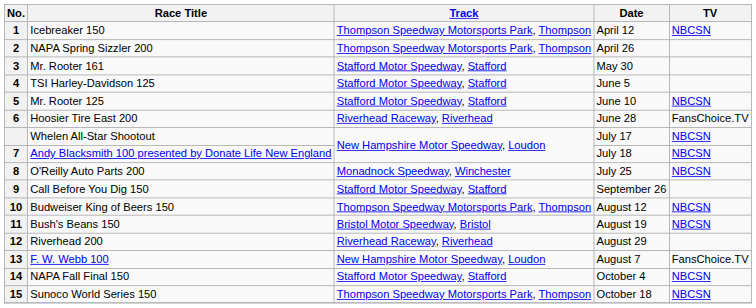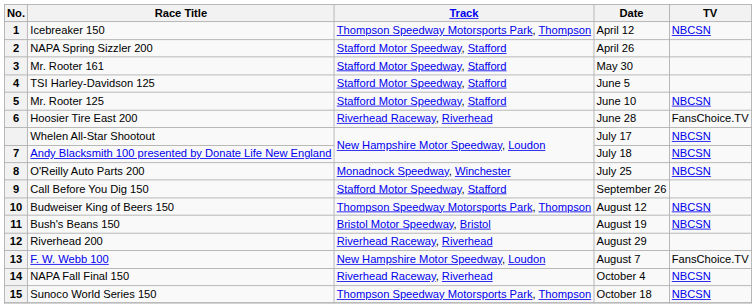(464, 48) Thompson Speedway Motorsports Park, Thompson -> (422, 48) Stafford Motor Speedway, Stafford
(422, 276) Stafford Motor Speedway, Stafford -> (415, 276) Riverhead Raceway, Riverhead
